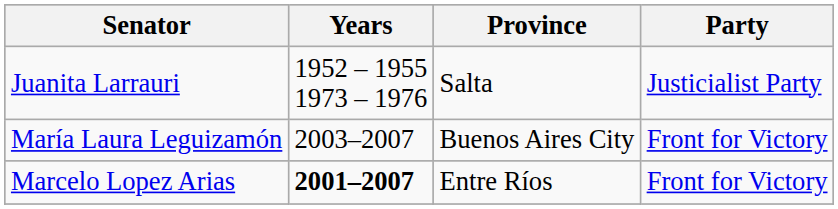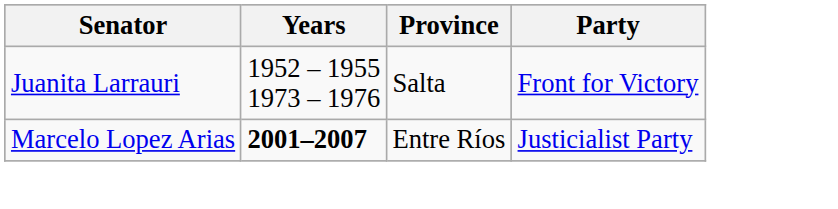(734, 82) Justicialist Party -> (608, 82) Front for Victory
- row: (147, 139)
(737, 181) Front for Victory -> (605, 139) Justicialist Party
